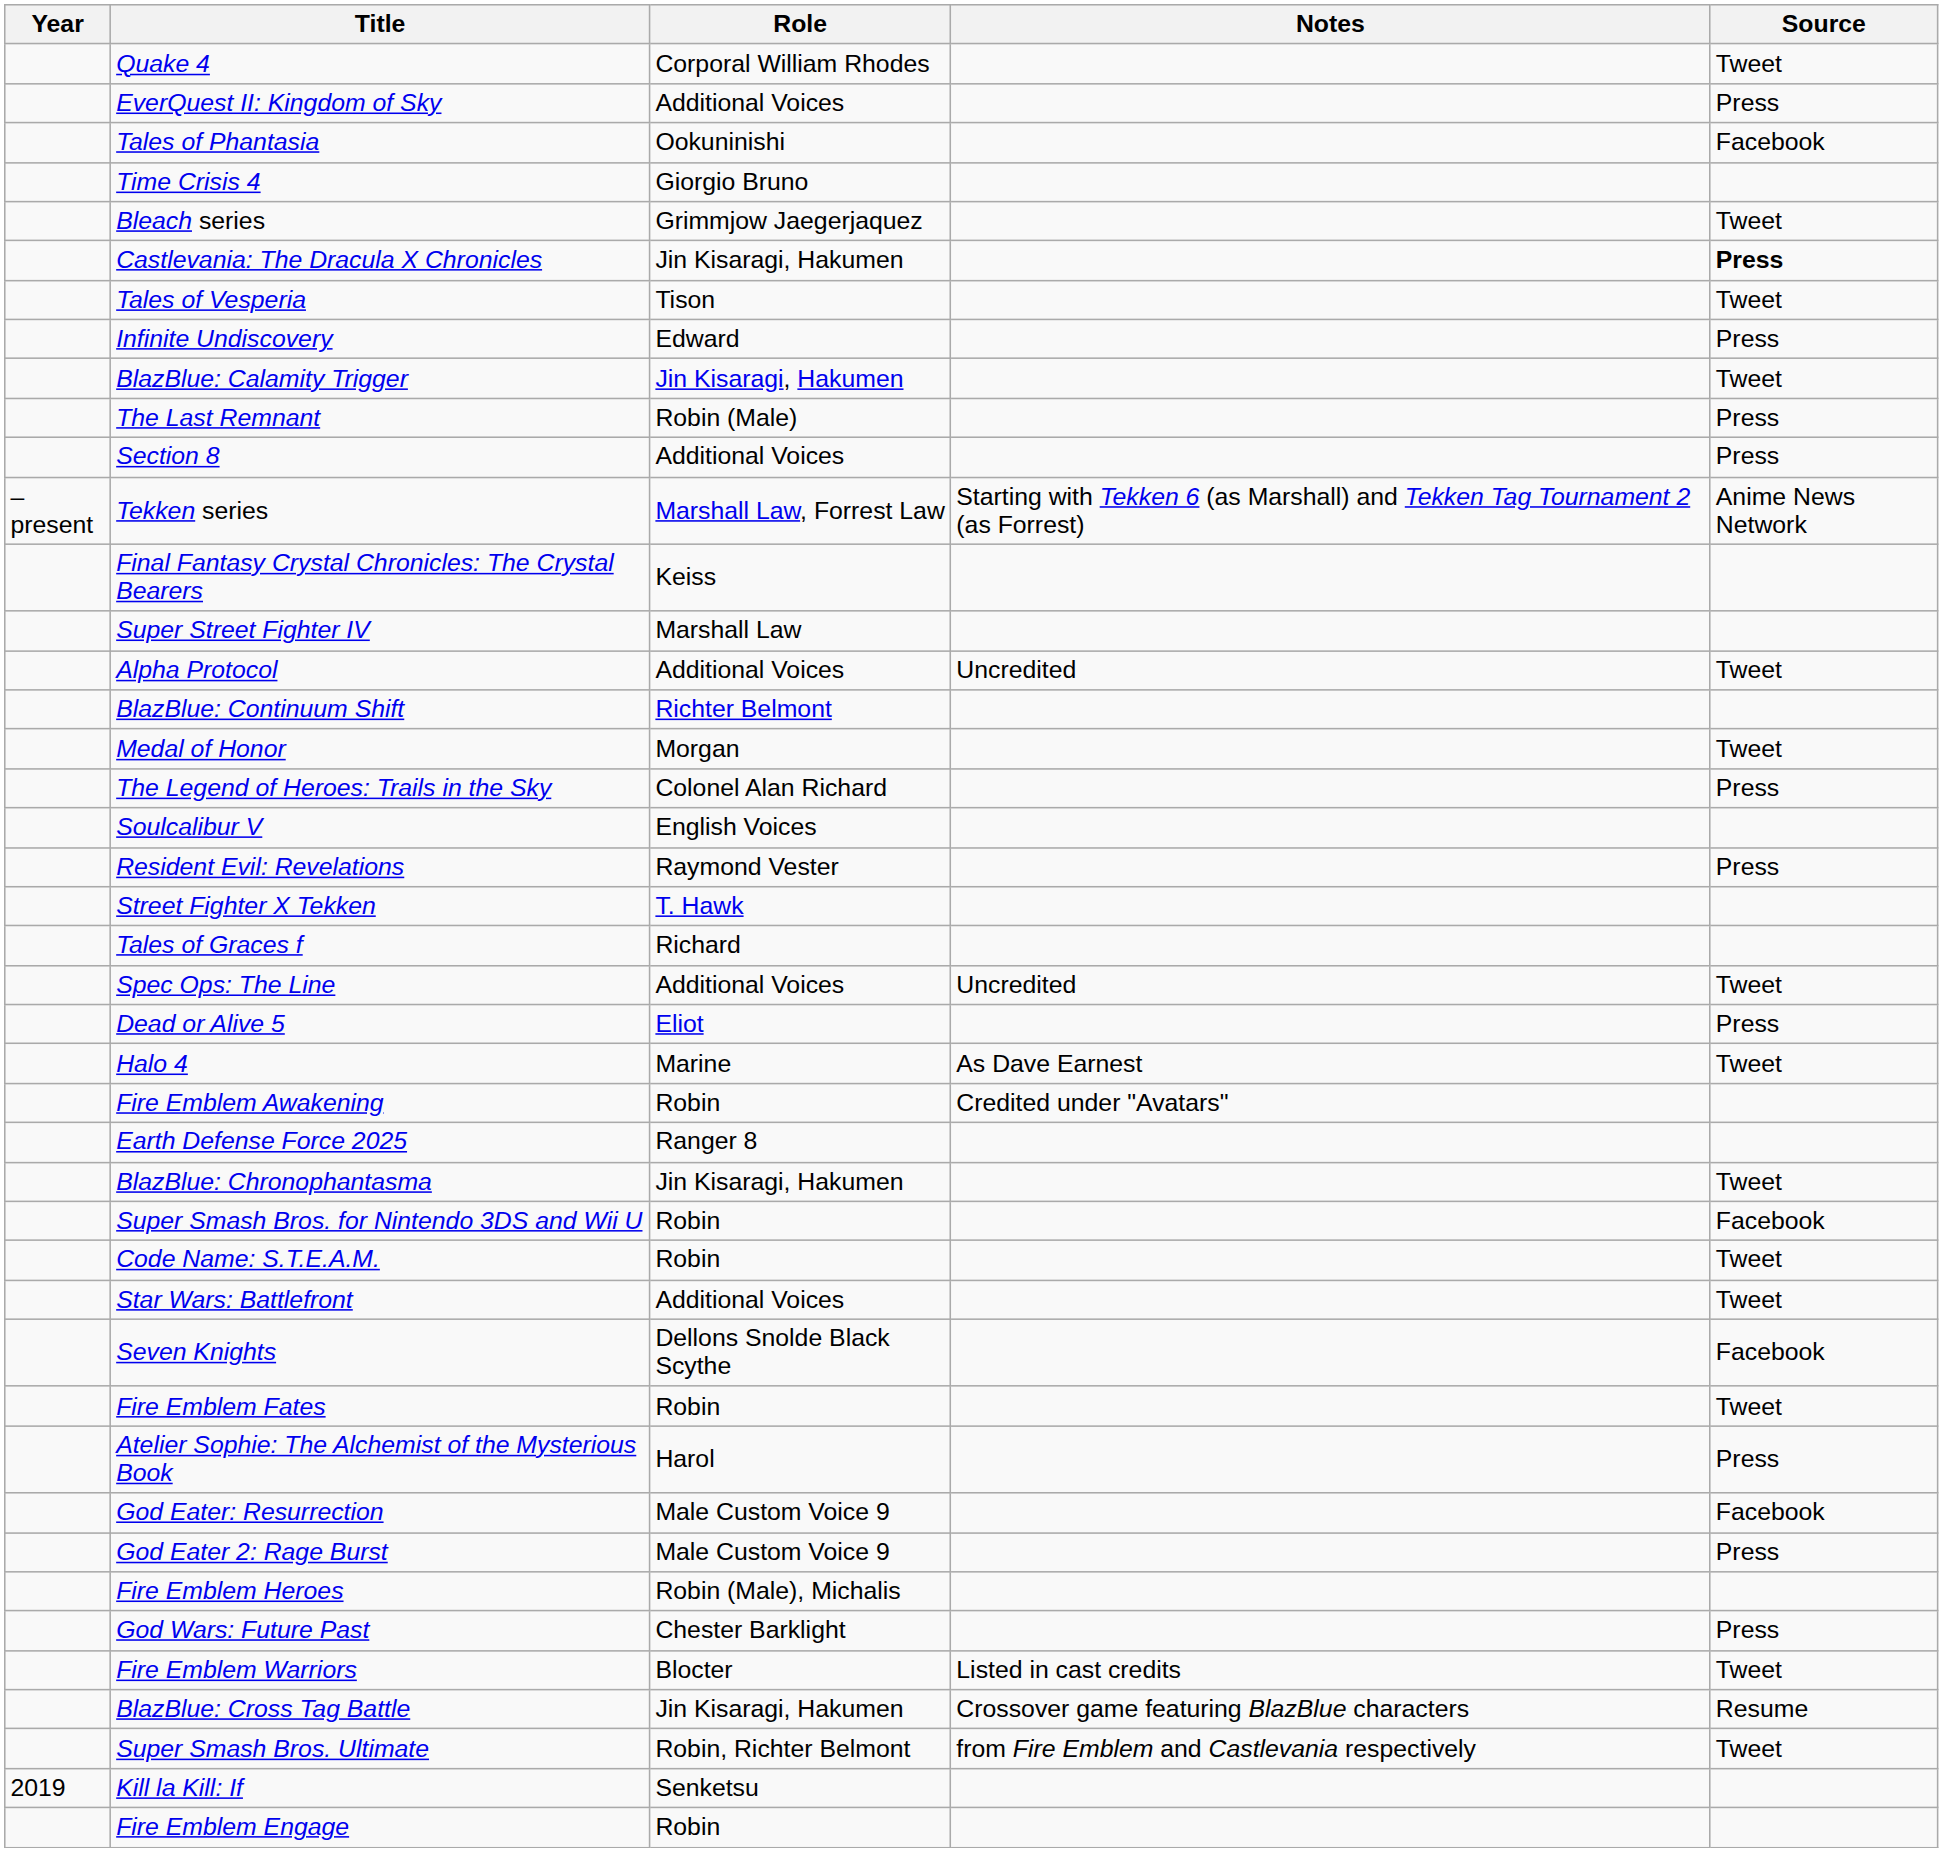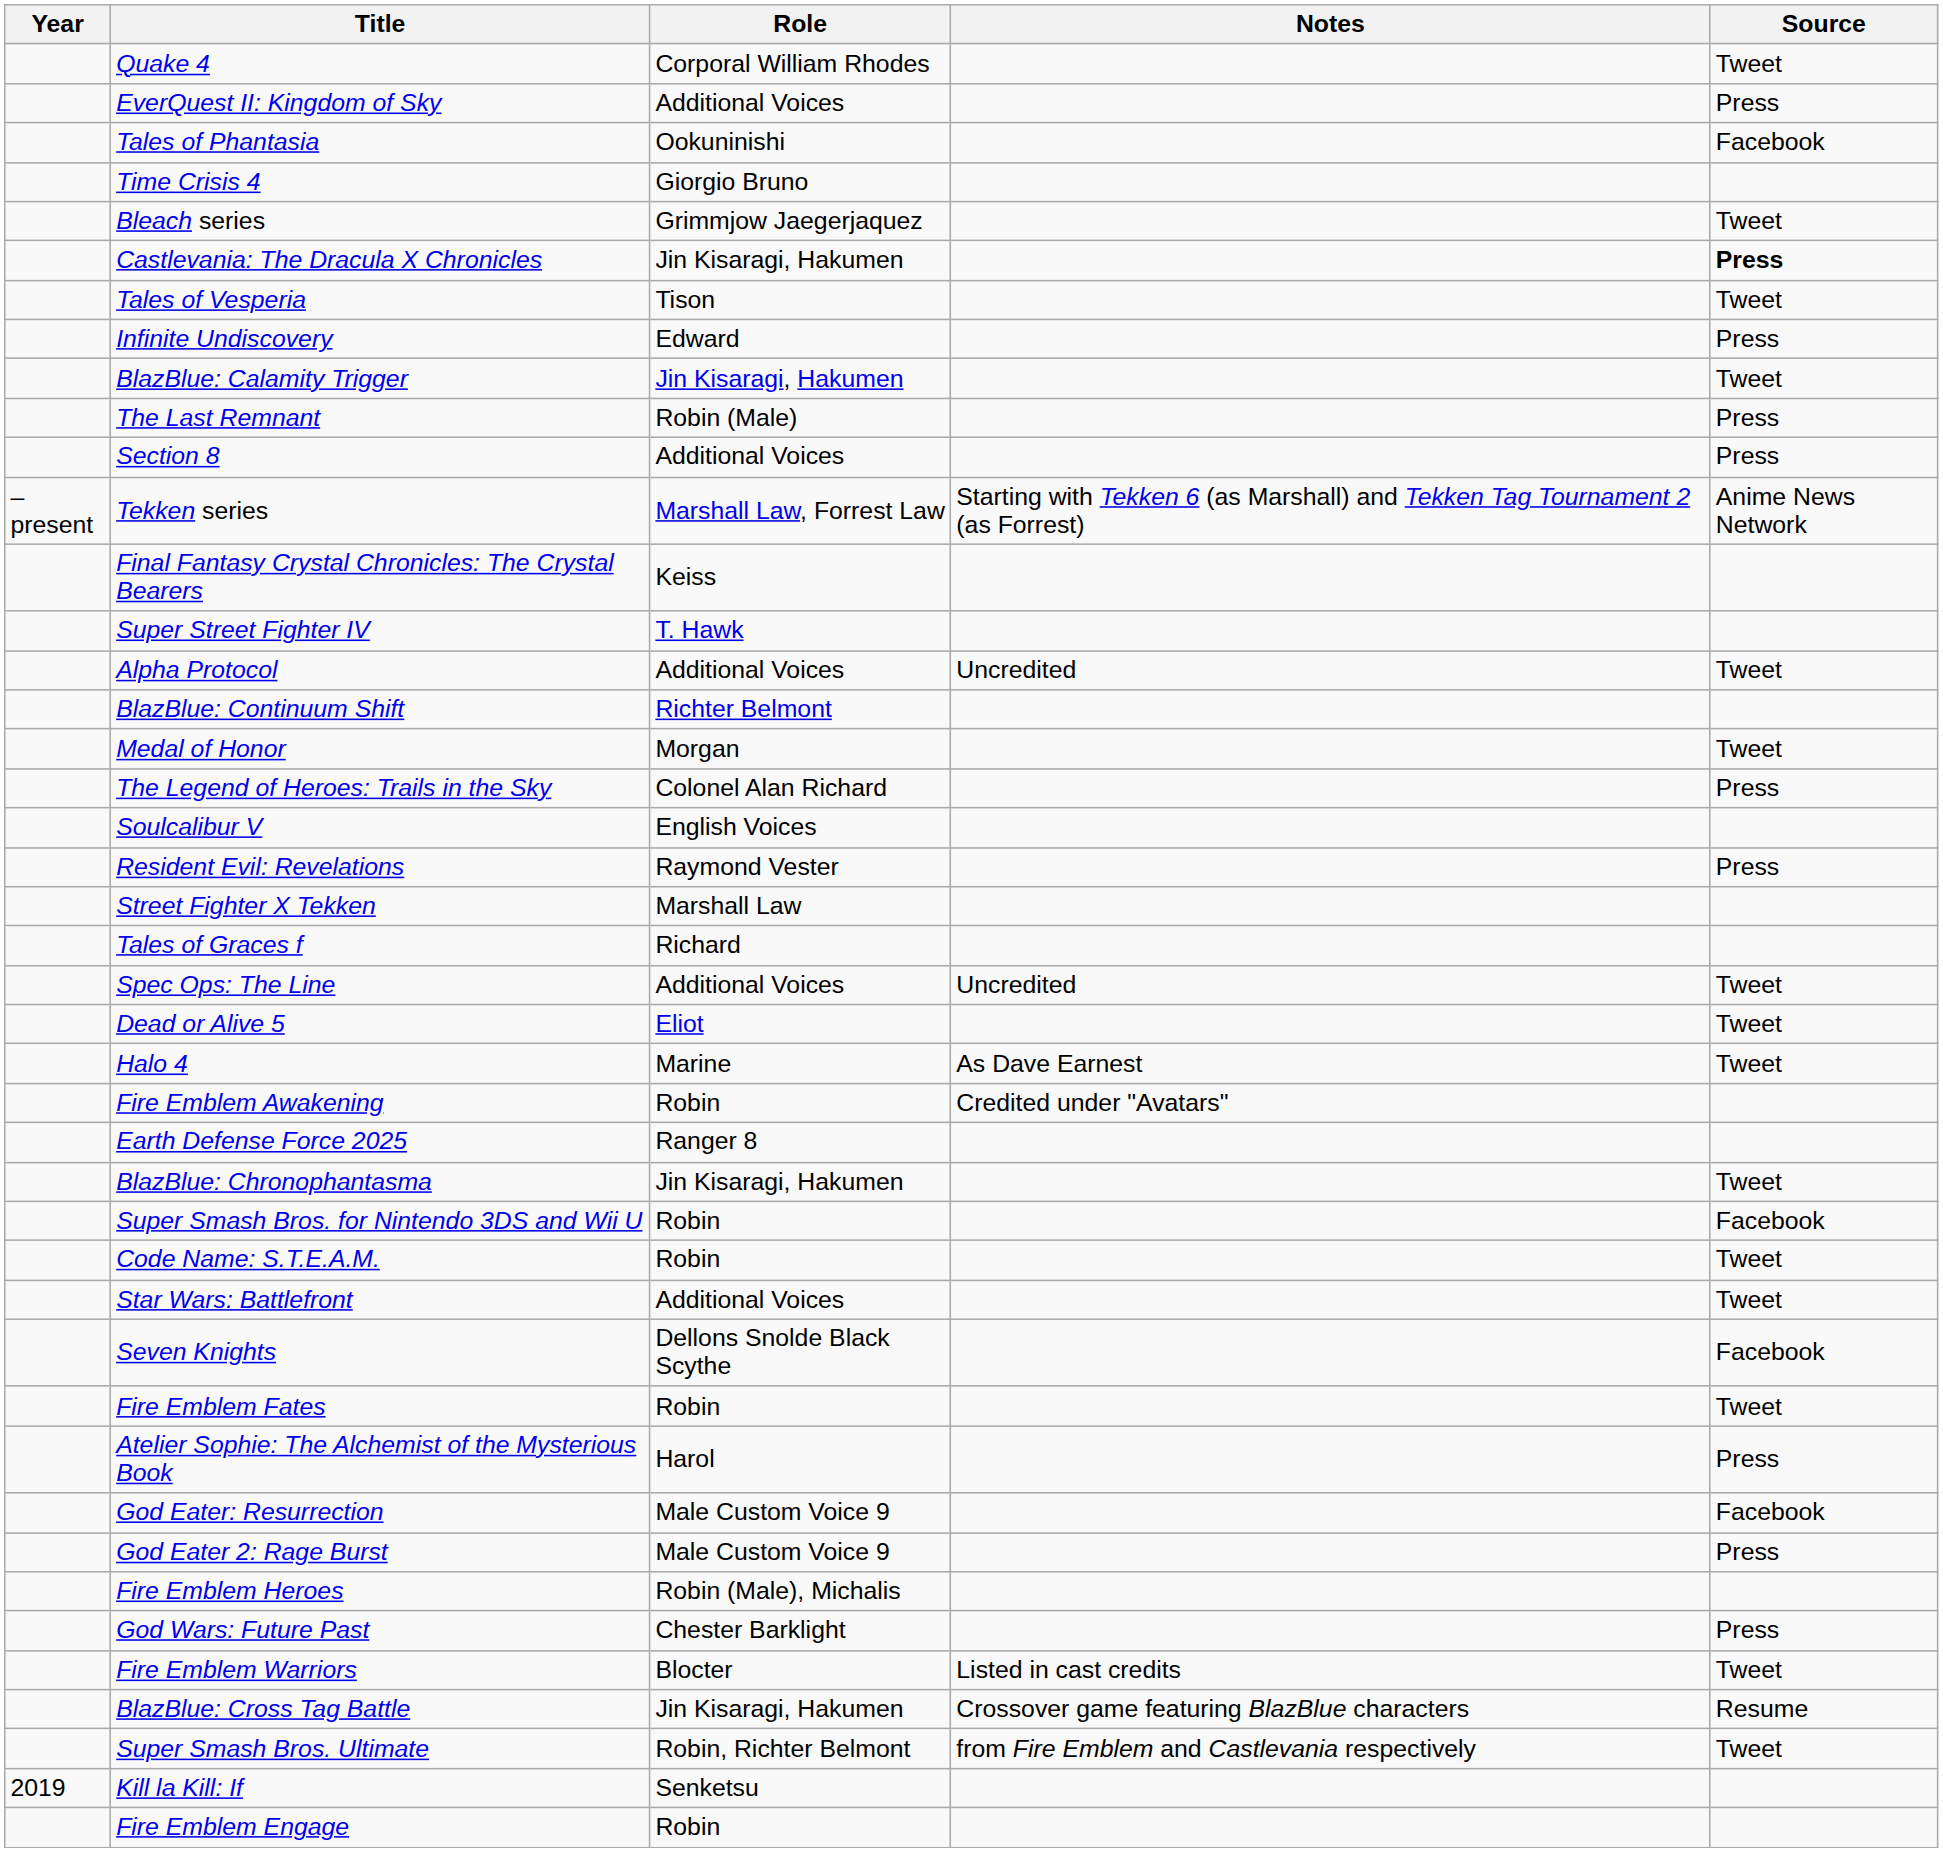(728, 630) Marshall Law -> (699, 630) T. Hawk
(699, 905) T. Hawk -> (728, 905) Marshall Law
(1748, 1023) Press -> (1749, 1023) Tweet
